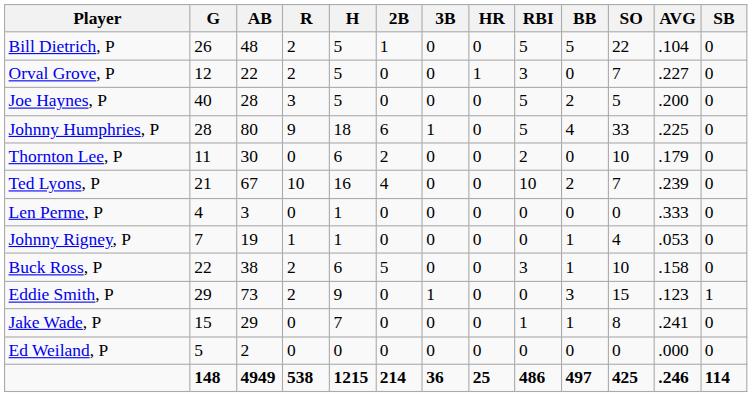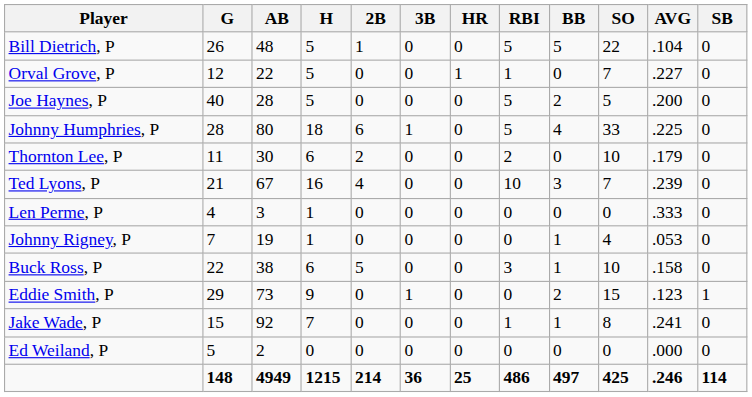- column: (306, 18)
(523, 73) 3 -> (508, 73) 1
(570, 184) 2 -> (557, 184) 3
(570, 294) 3 -> (557, 294) 2
(249, 322) 29 -> (265, 322) 92
